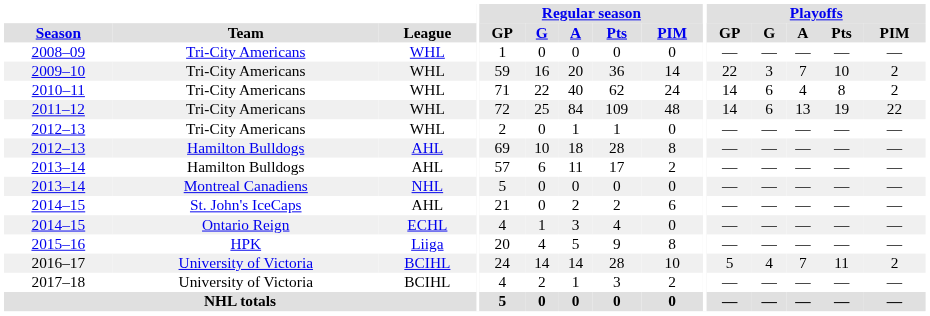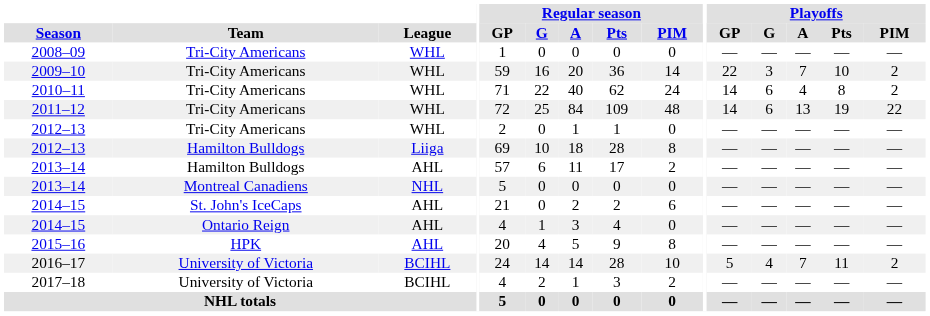(427, 148) AHL -> (427, 148) Liiga
(427, 224) ECHL -> (427, 224) AHL
(427, 244) Liiga -> (427, 244) AHL
